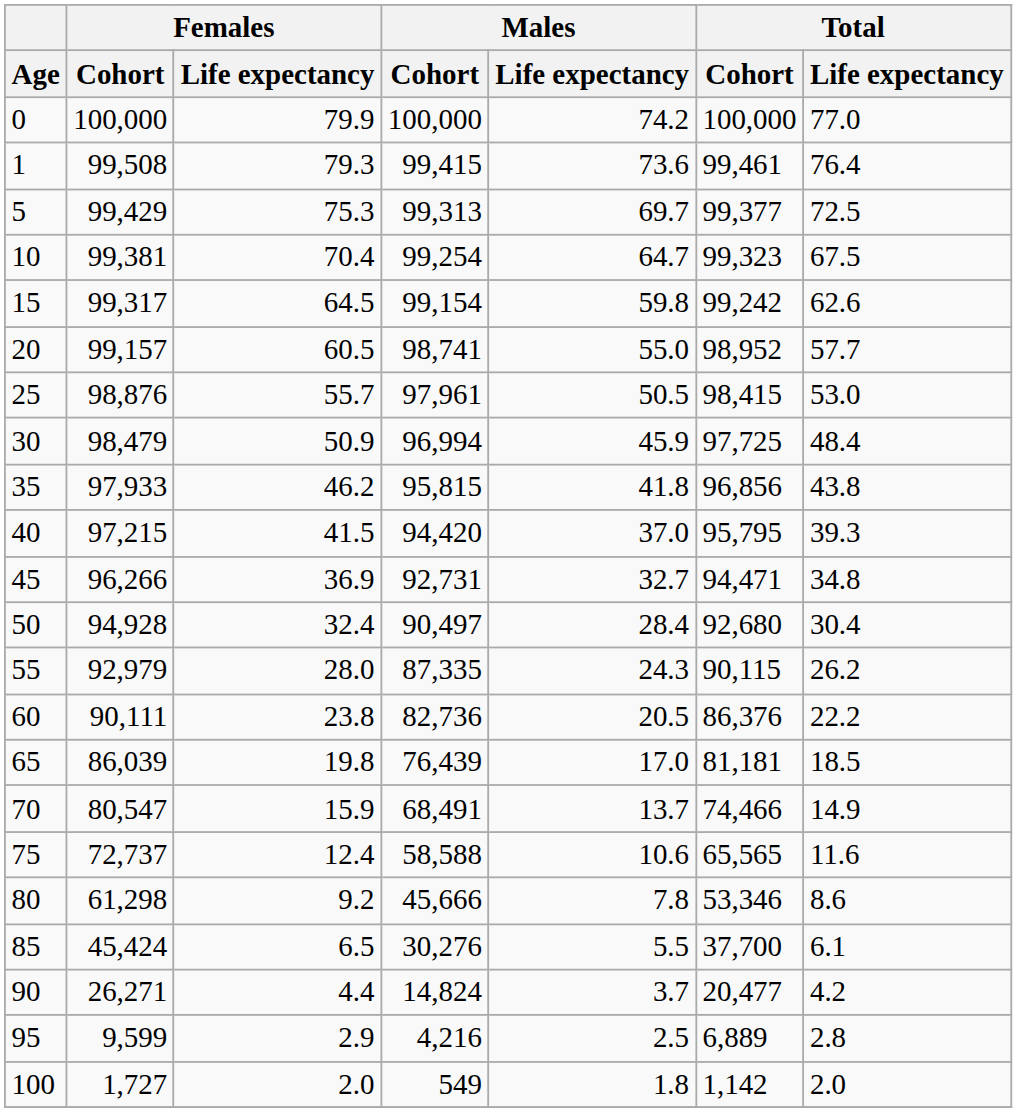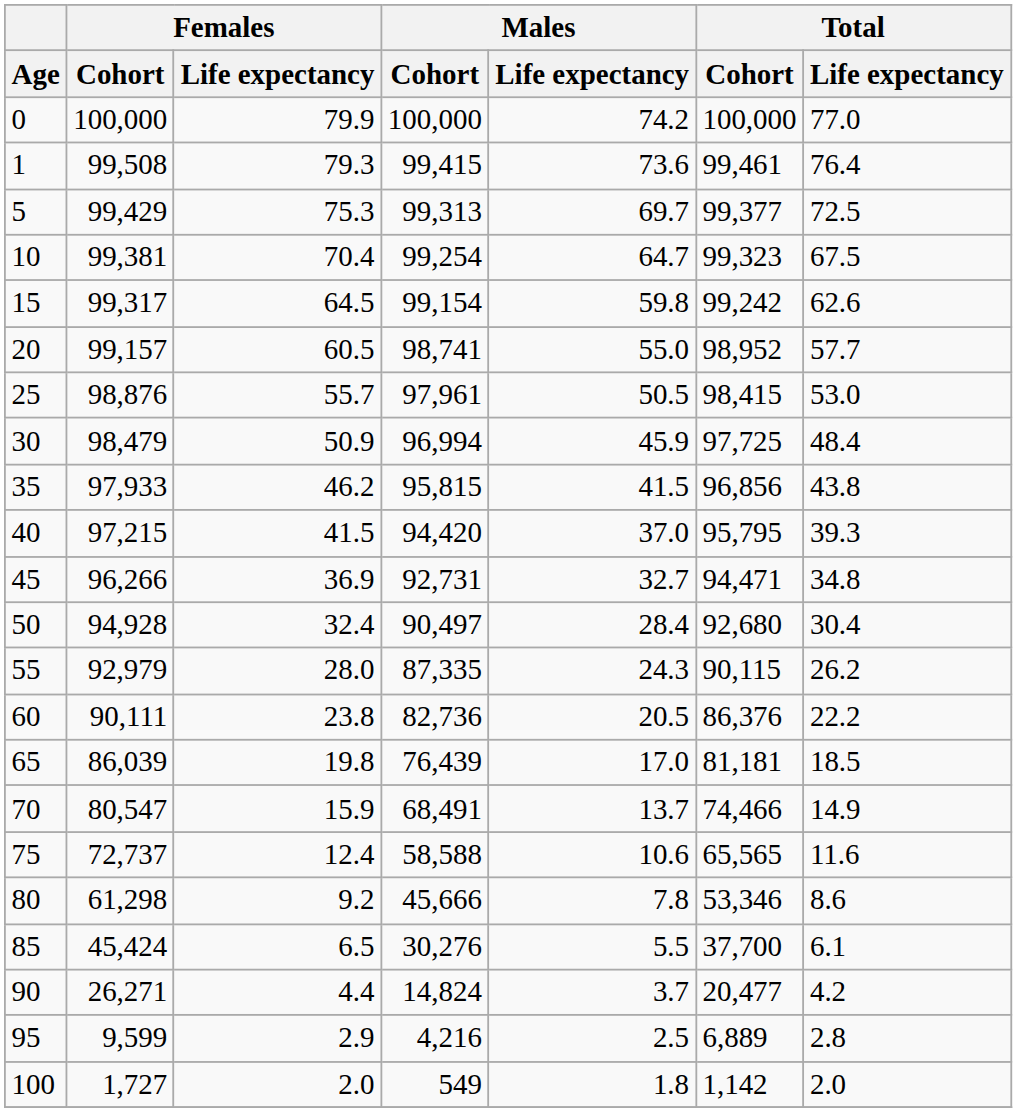(664, 486) 41.8 -> (664, 486) 41.5
